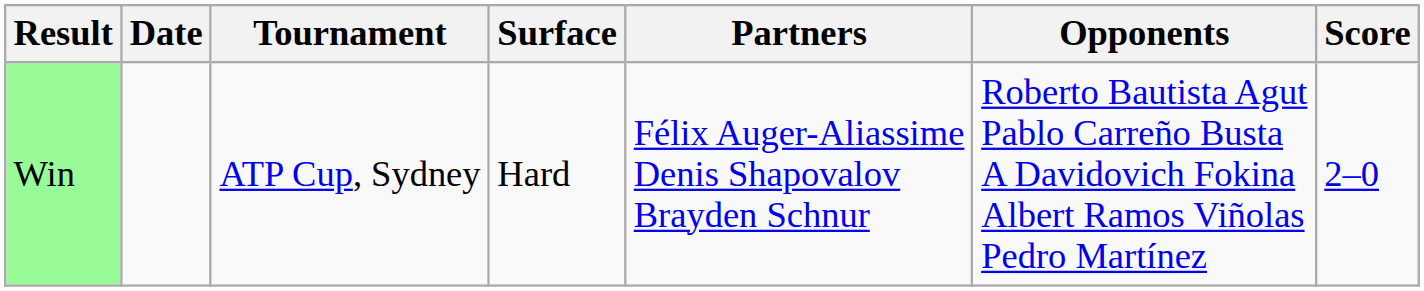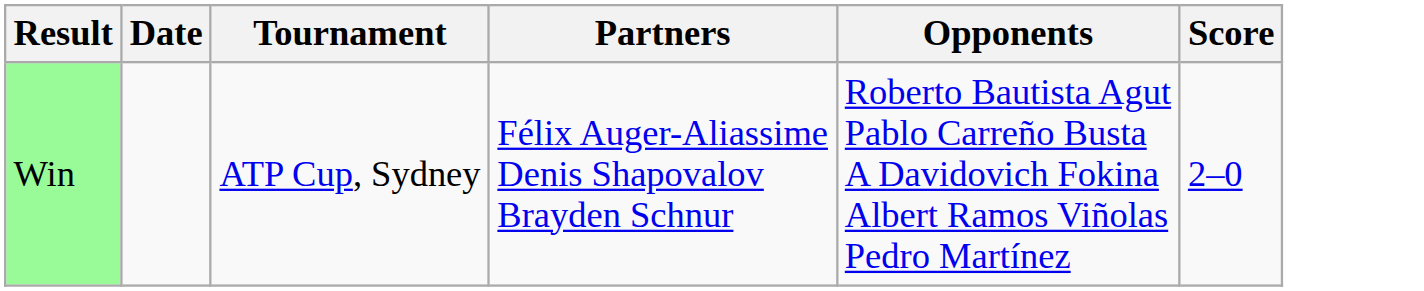- column: (557, 33)
